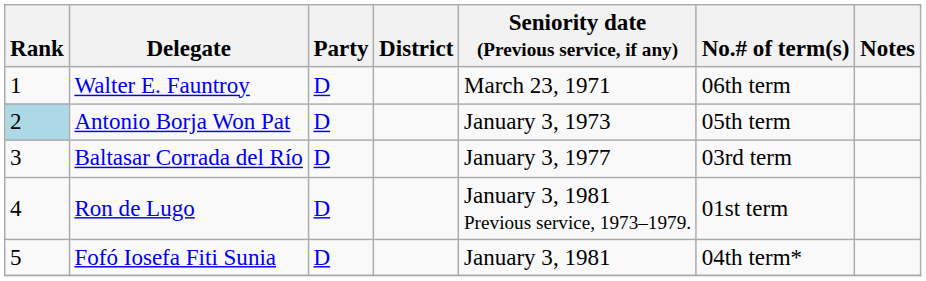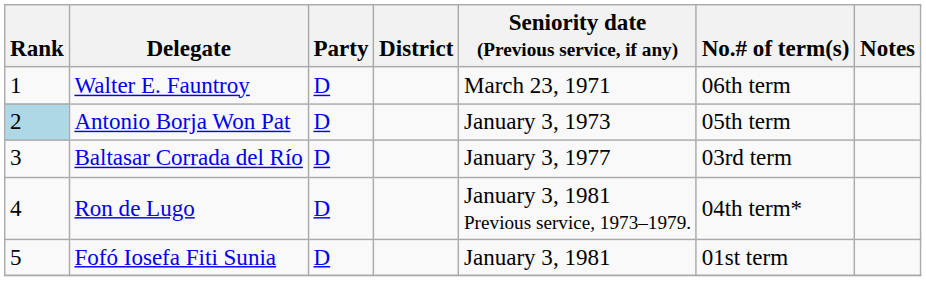(745, 207) 01st term -> (752, 207) 04th term*
(752, 257) 04th term* -> (745, 257) 01st term
